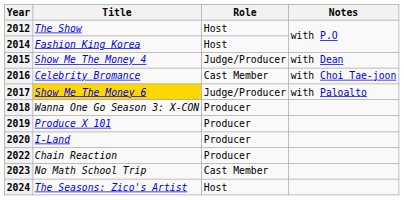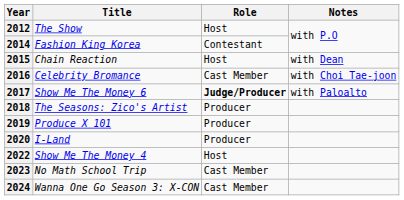(216, 44) Host -> (233, 44) Contestant
(91, 60) Show Me The Money 4 -> (76, 60) Chain Reaction
(245, 60) Judge/Producer -> (216, 60) Host
(91, 92) gold background -> (91, 92) no background
(245, 92) normal -> (245, 92) bold
(117, 108) Wanna One Go Season 3: X-CON -> (111, 108) The Seasons: Zico's Artist
(76, 155) Chain Reaction -> (91, 155) Show Me The Money 4
(227, 155) Producer -> (216, 155) Host
(111, 187) The Seasons: Zico's Artist -> (117, 187) Wanna One Go Season 3: X-CON
(216, 187) Host -> (236, 187) Cast Member
